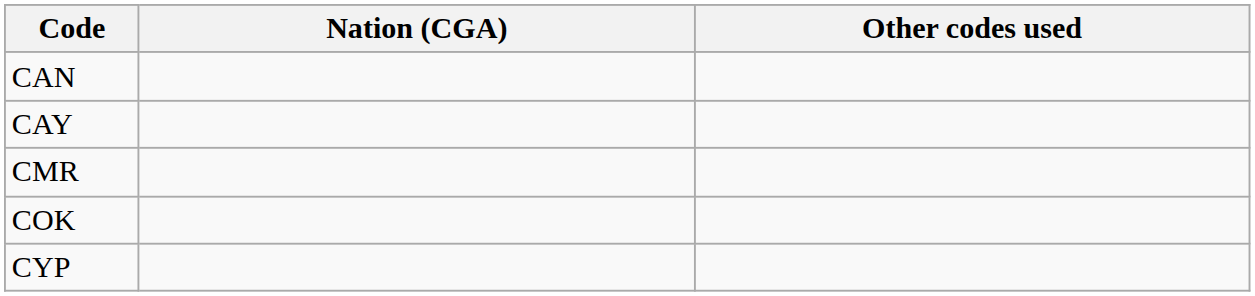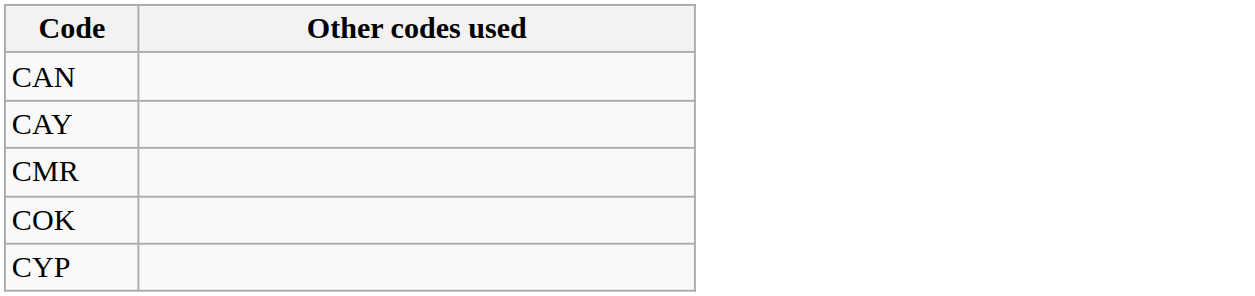- column: (417, 28)
